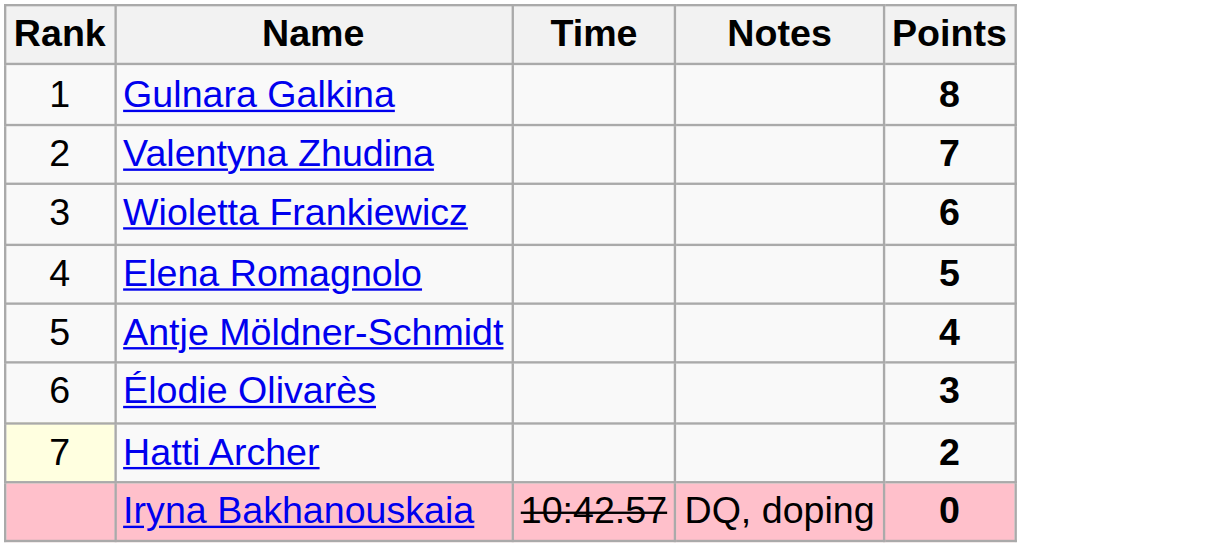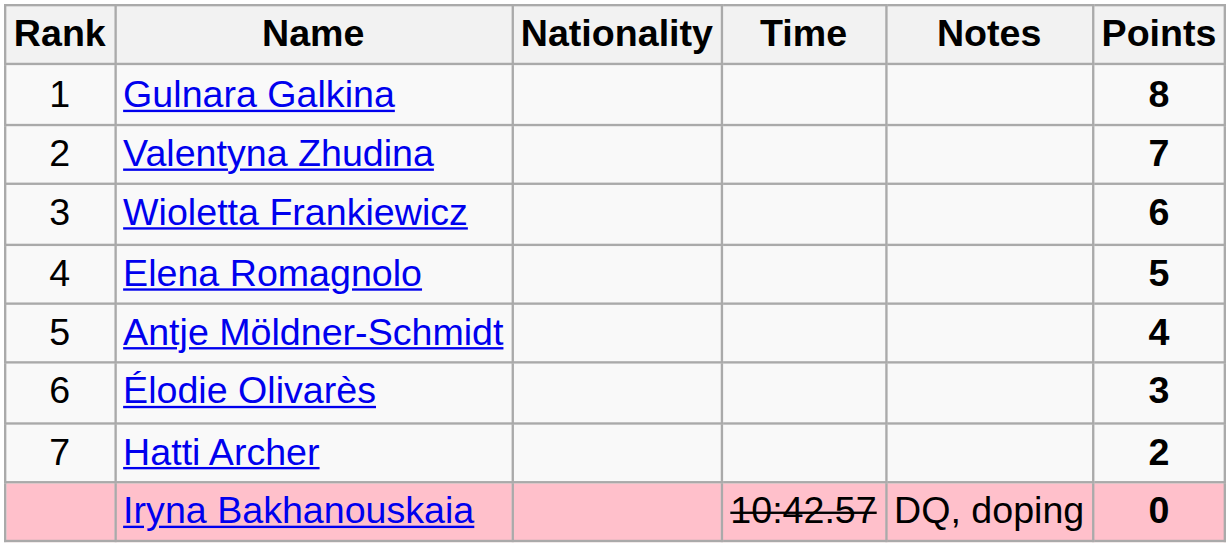+ column: (617, 34)
(60, 451) lightyellow background -> (60, 451) no background
